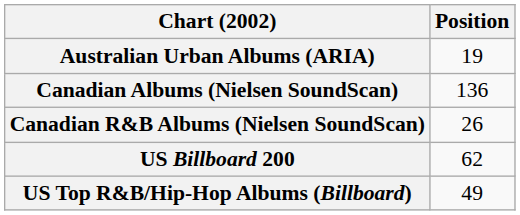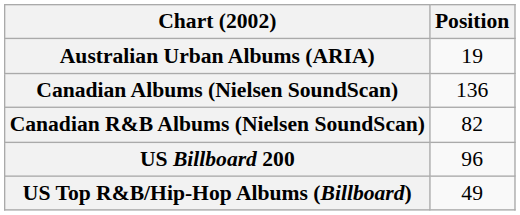(472, 124) 26 -> (472, 124) 82
(472, 158) 62 -> (472, 158) 96
